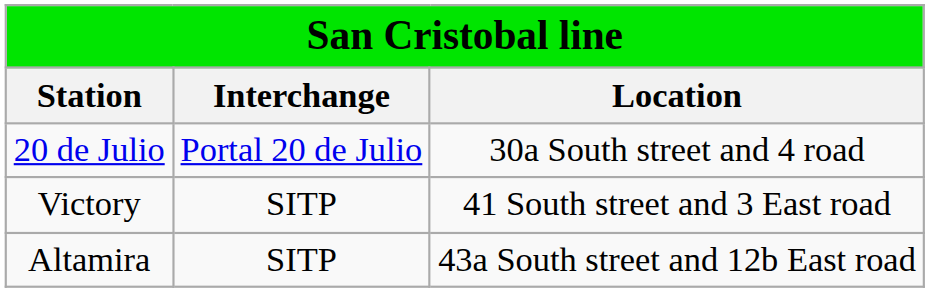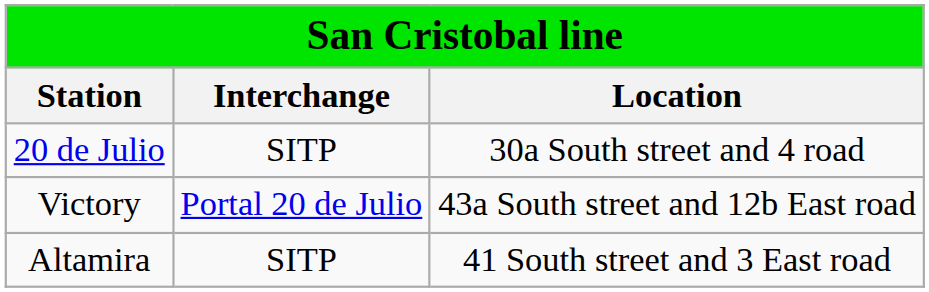(301, 149) Portal 20 de Julio -> (301, 149) SITP
(301, 204) SITP -> (301, 204) Portal 20 de Julio
(677, 204) 41 South street and 3 East road -> (677, 204) 43a South street and 12b East road
(677, 258) 43a South street and 12b East road -> (677, 258) 41 South street and 3 East road
